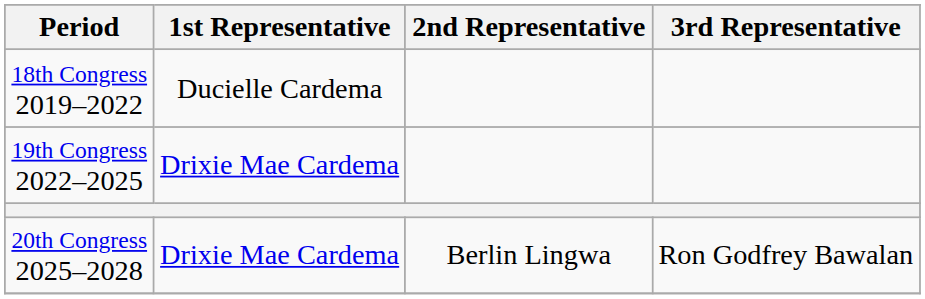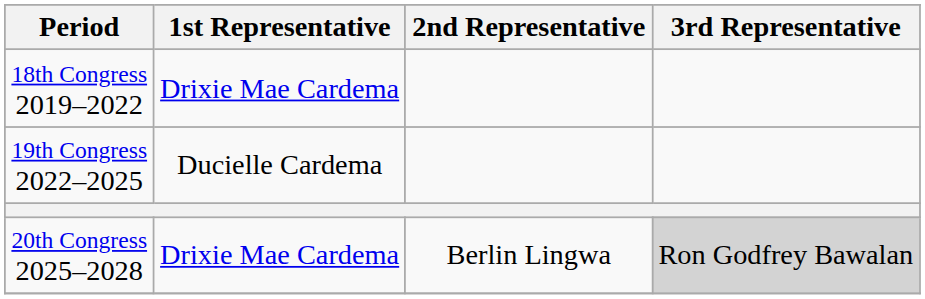(280, 87) Ducielle Cardema -> (280, 87) Drixie Mae Cardema
(280, 164) Drixie Mae Cardema -> (280, 164) Ducielle Cardema
(786, 254) no background -> (786, 254) lightgrey background
